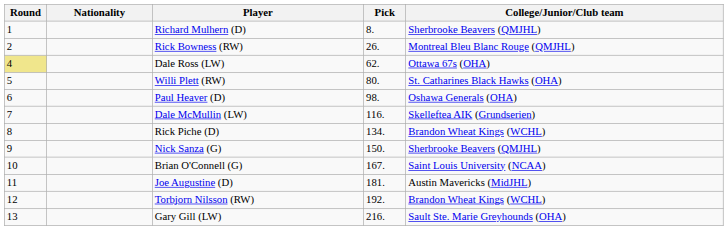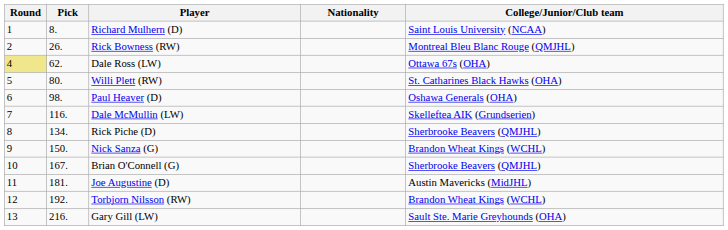columns swapped: (385, 13) <-> (99, 13)
(474, 30) Sherbrooke Beavers (QMJHL) -> (477, 30) Saint Louis University (NCAA)
(477, 132) Brandon Wheat Kings (WCHL) -> (474, 132) Sherbrooke Beavers (QMJHL)
(474, 149) Sherbrooke Beavers (QMJHL) -> (477, 149) Brandon Wheat Kings (WCHL)
(477, 166) Saint Louis University (NCAA) -> (474, 166) Sherbrooke Beavers (QMJHL)
